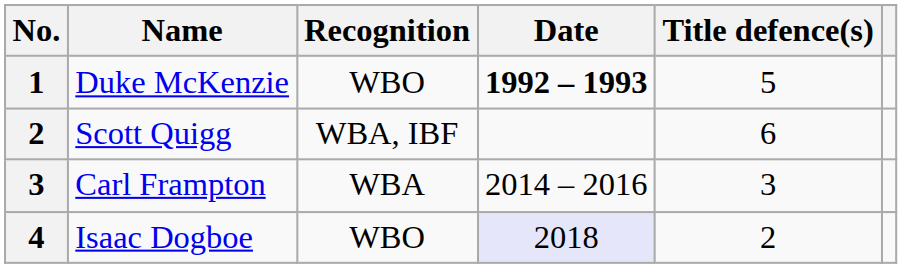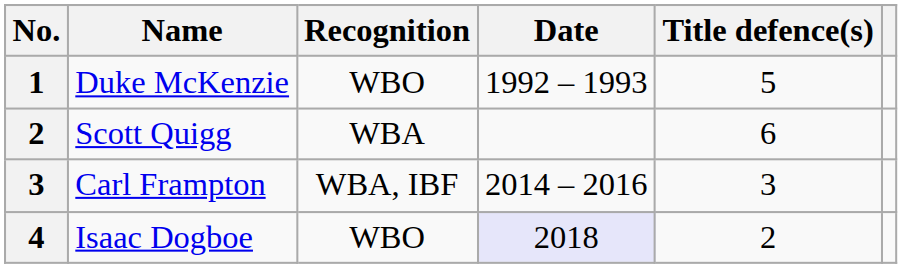(566, 81) bold -> (566, 81) normal
(387, 133) WBA, IBF -> (387, 133) WBA
(387, 184) WBA -> (387, 184) WBA, IBF
